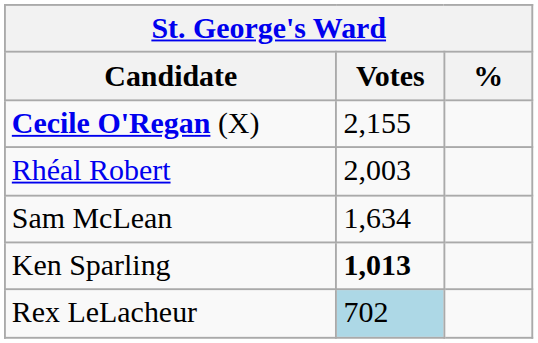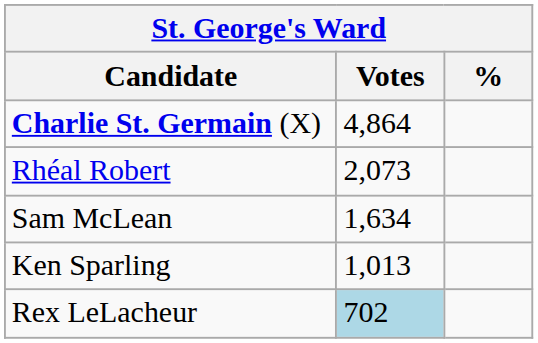+ row: (166, 123)
- row: (136, 123)
(377, 170) 2,003 -> (377, 170) 2,073
(377, 265) bold -> (377, 265) normal
